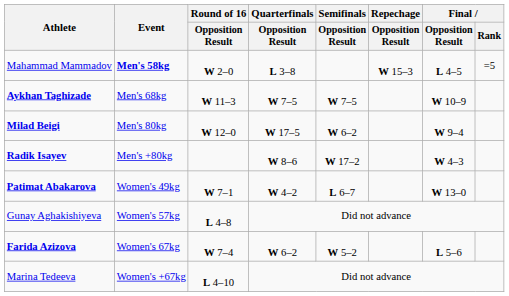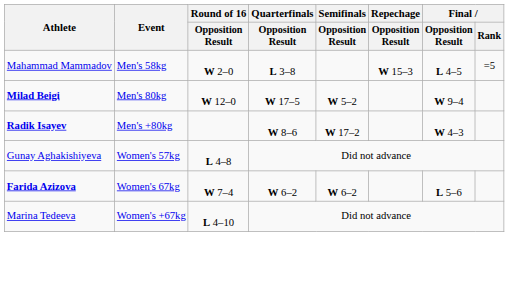(143, 66) bold -> (142, 66) normal
- row: (49, 96)
(342, 132) W 6–2 -> (342, 102) W 5–2
- row: (51, 186)
(342, 253) W 5–2 -> (342, 192) W 6–2
